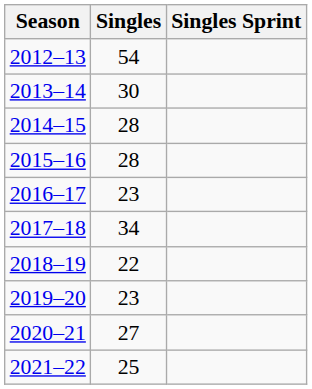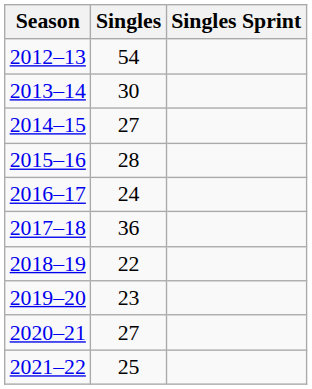(129, 125) 28 -> (129, 125) 27
(129, 194) 23 -> (129, 194) 24
(129, 228) 34 -> (129, 228) 36
